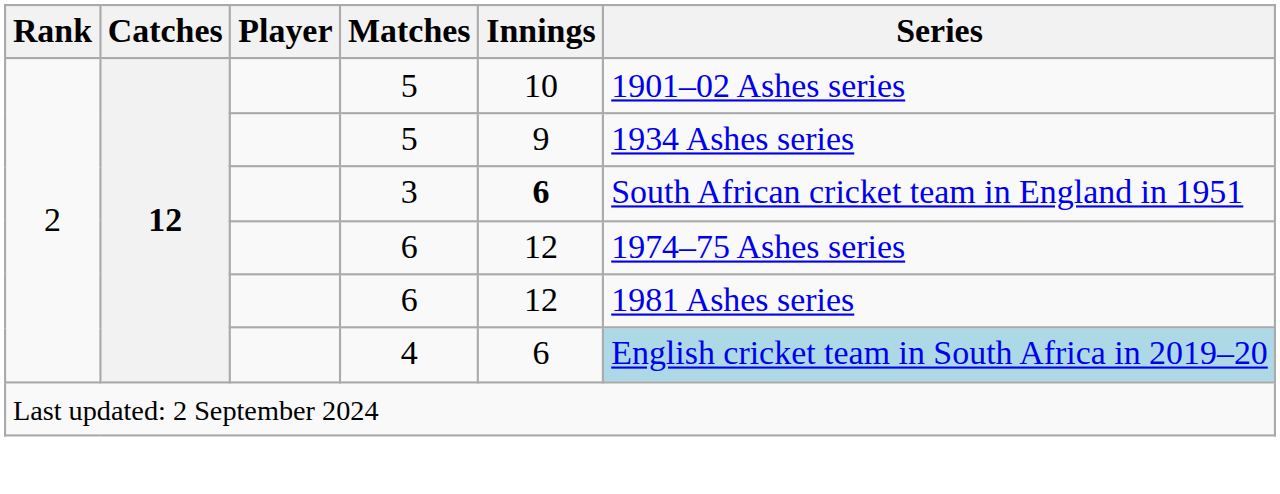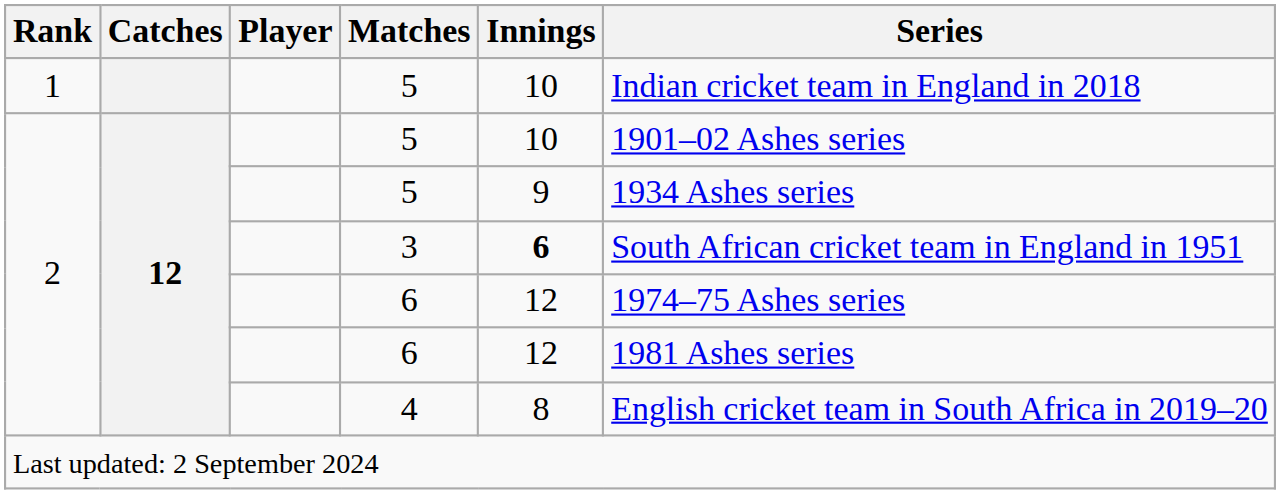+ row: (52, 85)
(541, 354) 6 -> (541, 407) 8
(940, 354) lightblue background -> (940, 407) no background
